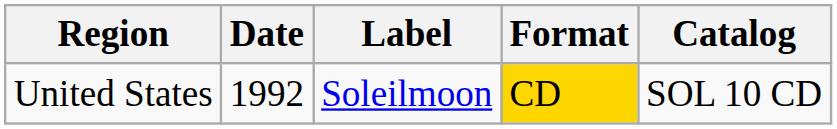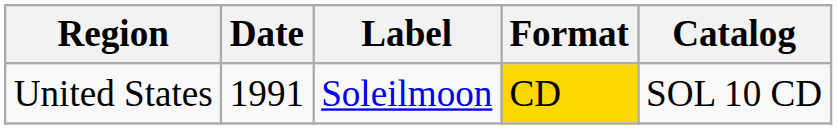(267, 92) 1992 -> (267, 92) 1991
